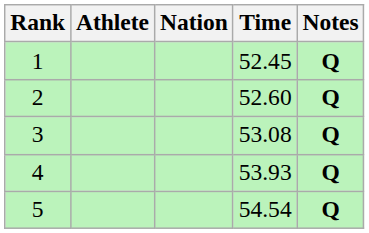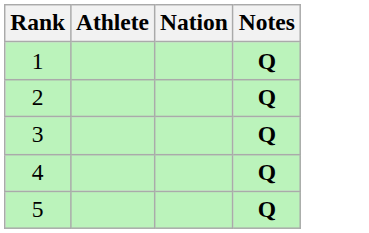- column: (265, 23)
